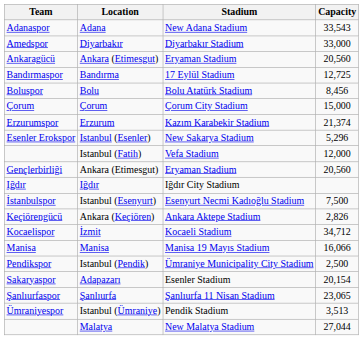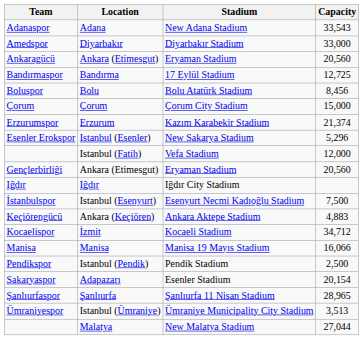(337, 216) 2,826 -> (337, 216) 4,883
(239, 264) Ümraniye Municipality City Stadium -> (197, 264) Pendik Stadium
(337, 295) 23,065 -> (337, 295) 28,965
(197, 311) Pendik Stadium -> (239, 311) Ümraniye Municipality City Stadium
